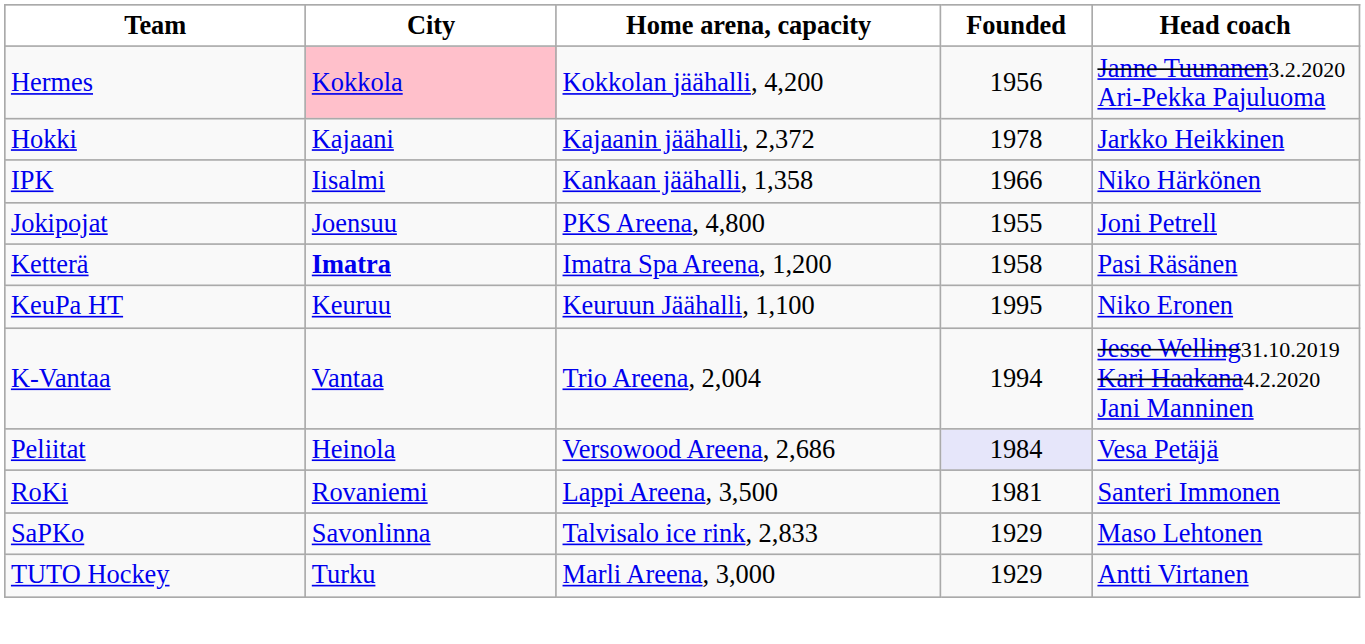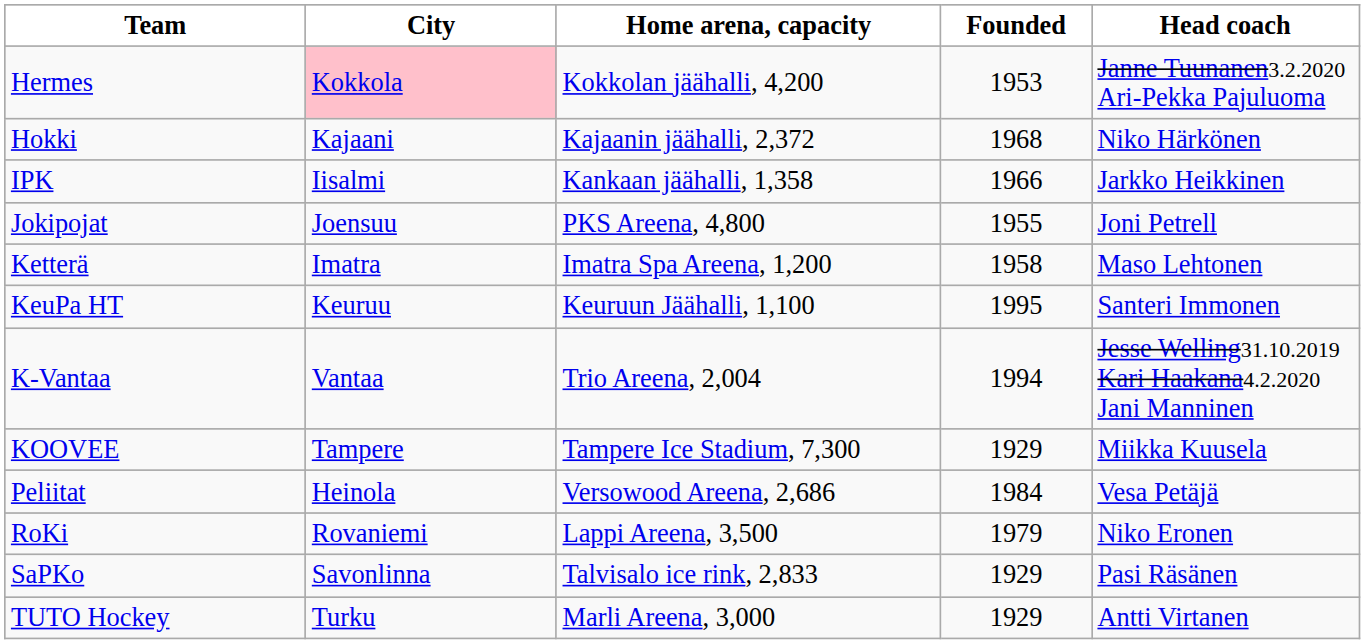(1016, 82) 1956 -> (1016, 82) 1953
(1016, 138) 1978 -> (1016, 138) 1968
(1191, 138) Jarkko Heikkinen -> (1179, 138) Niko Härkönen
(1179, 180) Niko Härkönen -> (1191, 180) Jarkko Heikkinen
(351, 264) bold -> (346, 264) normal
(1167, 264) Pasi Räsänen -> (1180, 264) Maso Lehtonen
(1165, 306) Niko Eronen -> (1189, 306) Santeri Immonen
+ row: (65, 449)
(1016, 449) lavender background -> (1016, 491) no background
(1016, 491) 1981 -> (1016, 533) 1979
(1189, 491) Santeri Immonen -> (1165, 533) Niko Eronen
(1180, 533) Maso Lehtonen -> (1167, 575) Pasi Räsänen
